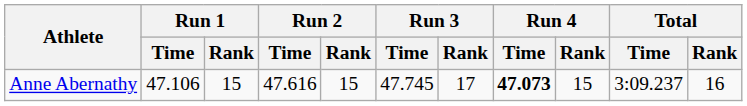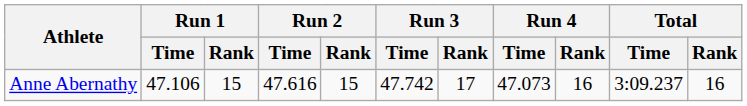(407, 85) 47.745 -> (407, 85) 47.742
(524, 85) bold -> (524, 85) normal
(583, 85) 15 -> (583, 85) 16
